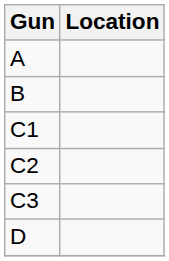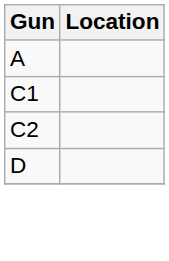- row: (17, 93)
- row: (24, 201)
